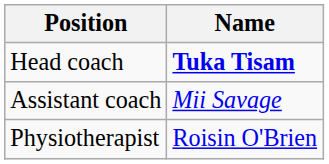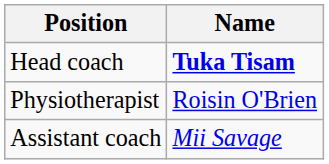rows swapped: (86, 100) <-> (85, 138)
